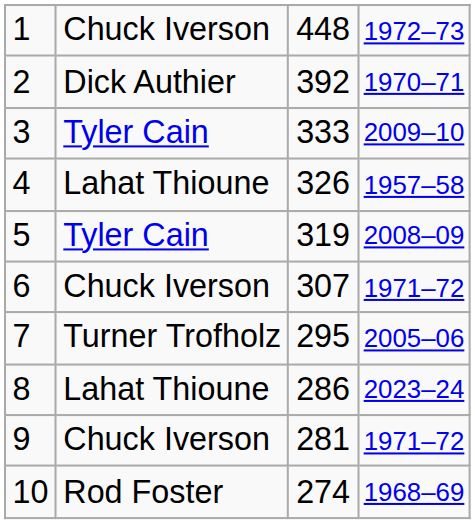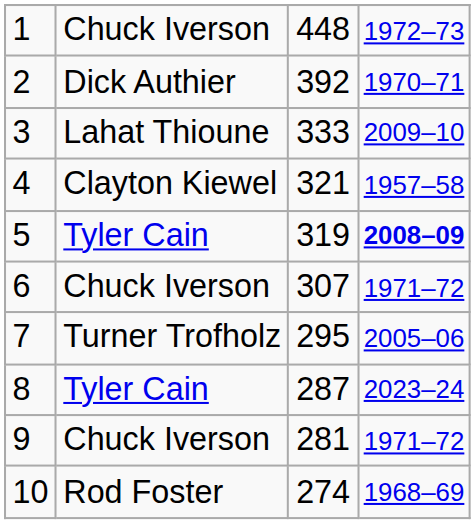(136, 132) Tyler Cain -> (166, 132) Lahat Thioune
(166, 183) Lahat Thioune -> (170, 183) Clayton Kiewel
(323, 183) 326 -> (323, 183) 321
(414, 236) normal -> (414, 236) bold
(166, 388) Lahat Thioune -> (136, 388) Tyler Cain
(323, 388) 286 -> (323, 388) 287
